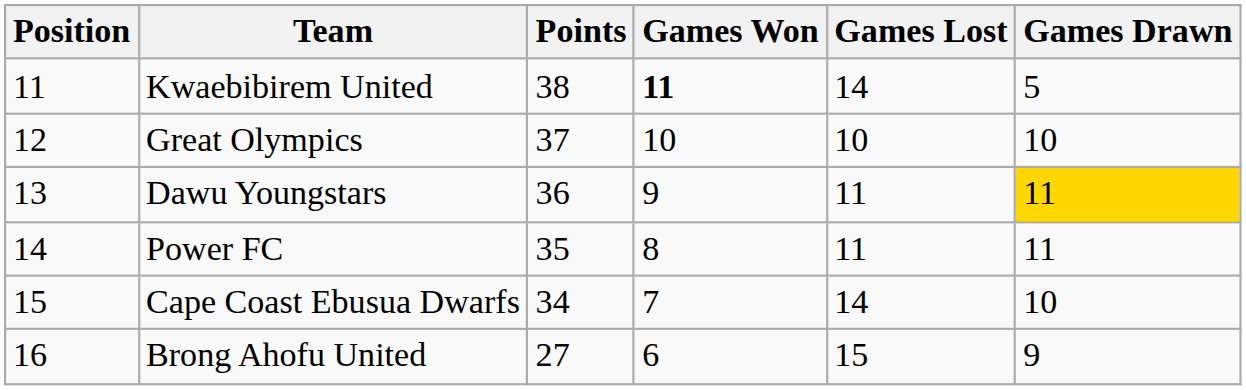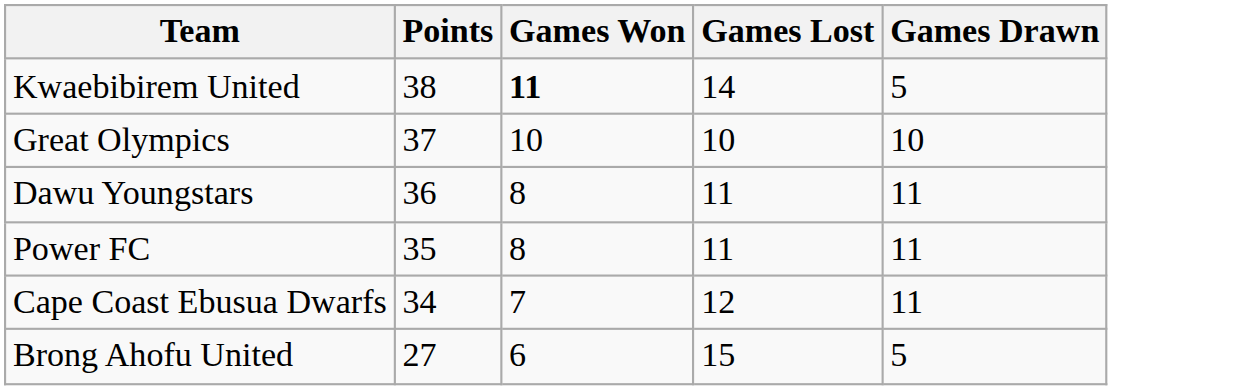- column: (72, 31)
(651, 193) 9 -> (518, 193) 8
(1040, 193) gold background -> (907, 193) no background
(851, 301) 14 -> (718, 301) 12
(1040, 301) 10 -> (907, 301) 11
(1032, 355) 9 -> (899, 355) 5
